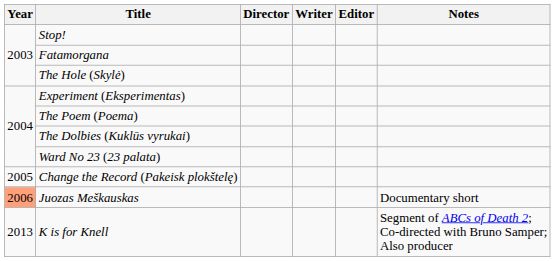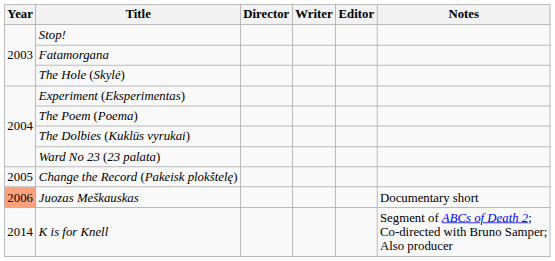(20, 232) 2013 -> (20, 232) 2014
